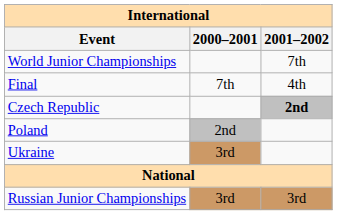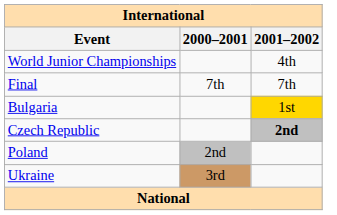(297, 61) 7th -> (287, 61) 4th
(297, 84) 4th -> (287, 84) 7th
+ row: (33, 107)
- row: (97, 198)
